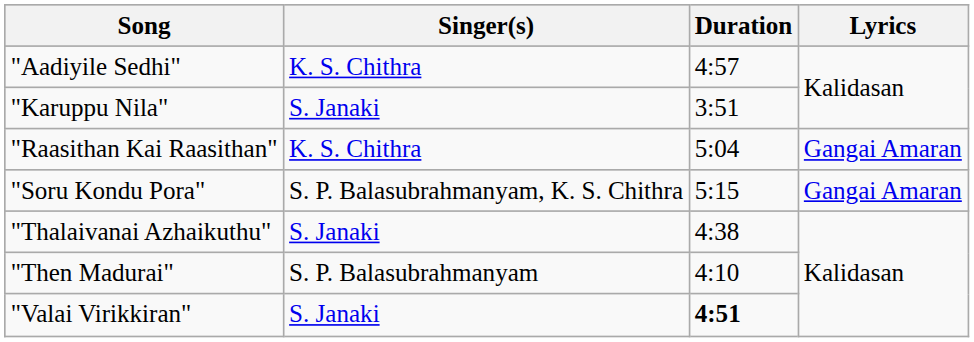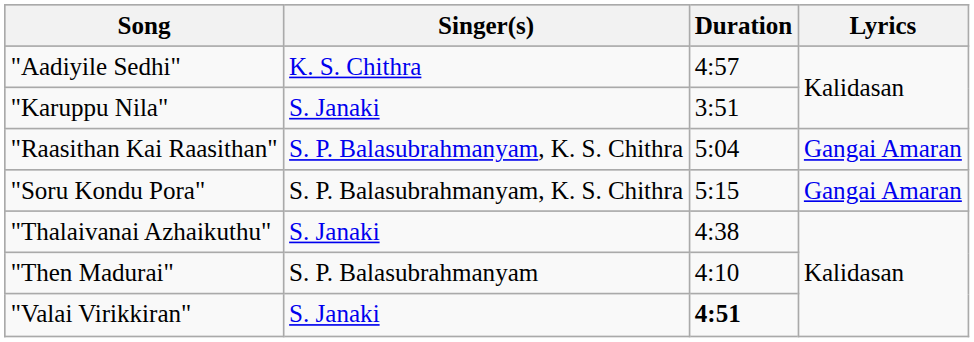(355, 149) K. S. Chithra -> (486, 149) S. P. Balasubrahmanyam, K. S. Chithra
